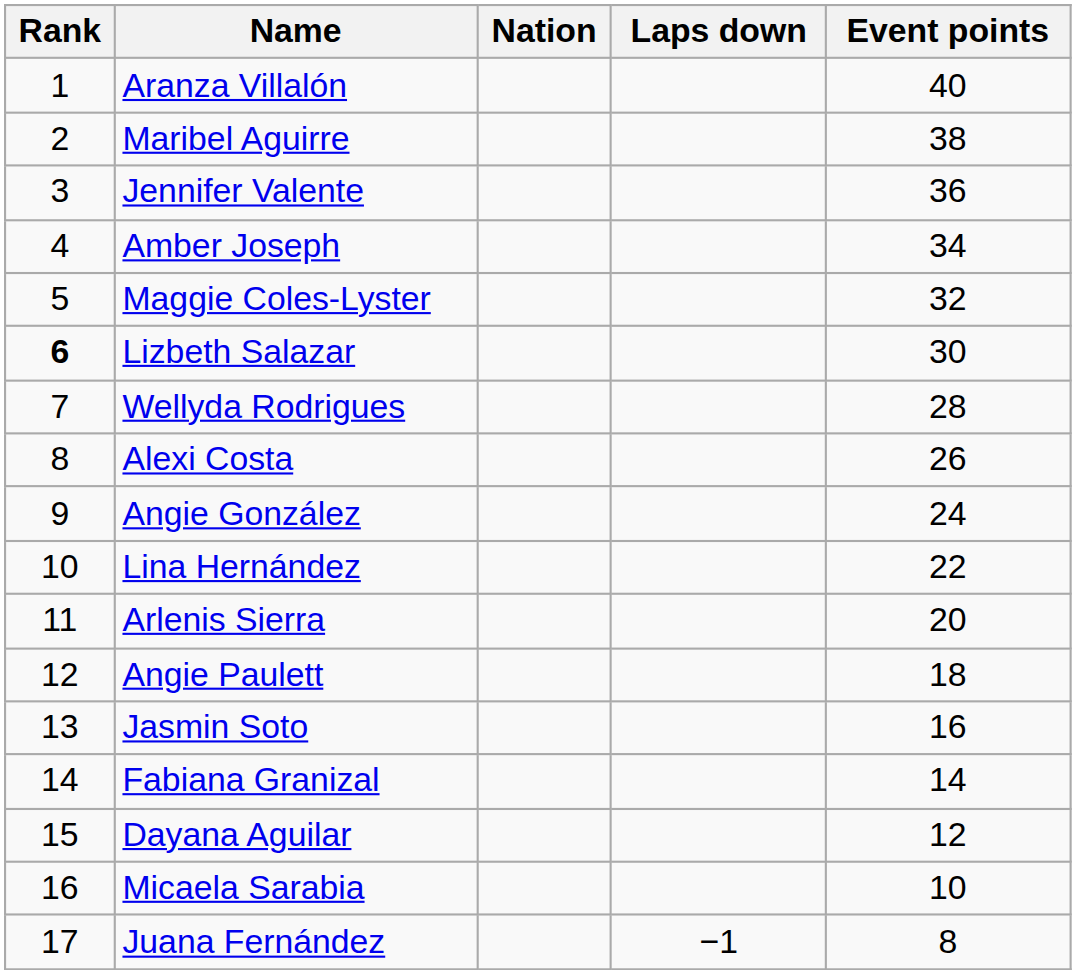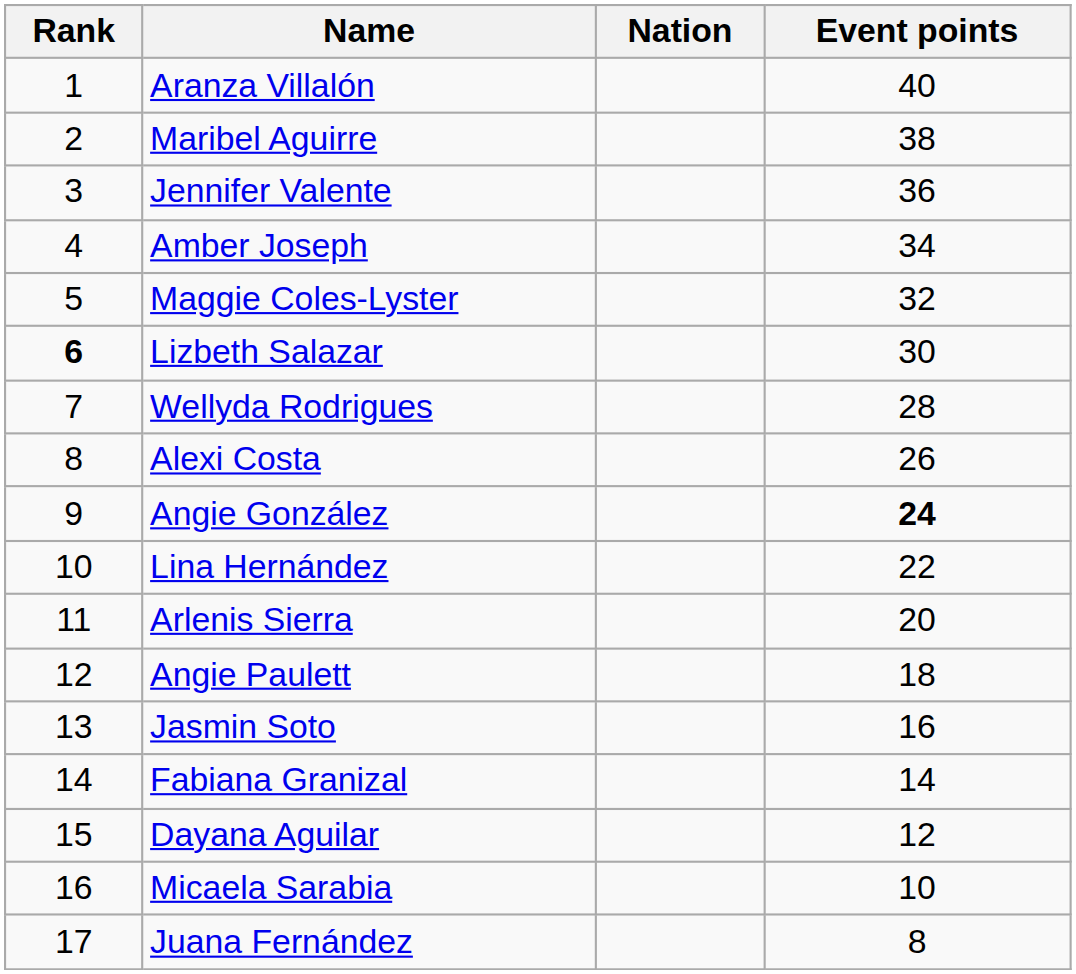- column: (719, 31)
(948, 513) normal -> (917, 513) bold
